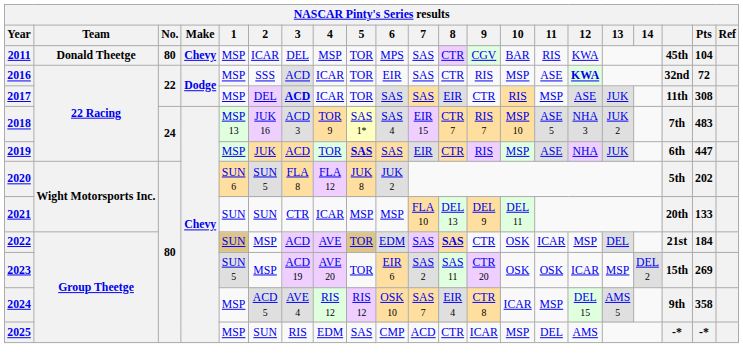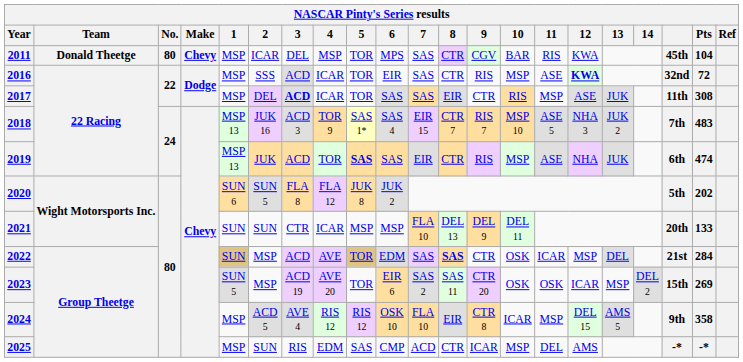(234, 151) MSP -> (234, 158) MSP 13
(704, 151) 447 -> (704, 158) 474
(704, 242) 184 -> (704, 256) 284
(423, 304) SAS 7 -> (423, 319) FLA 10
(453, 304) EIR 4 -> (453, 319) EIR
